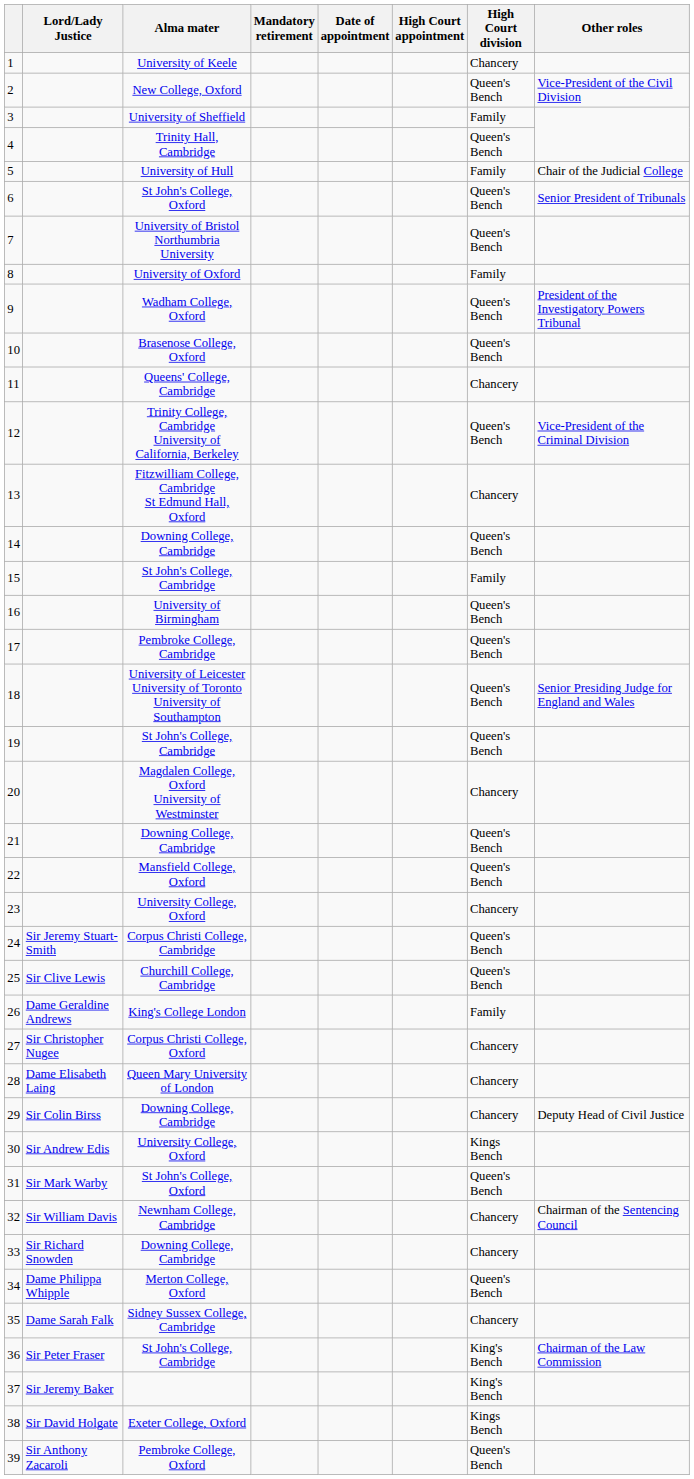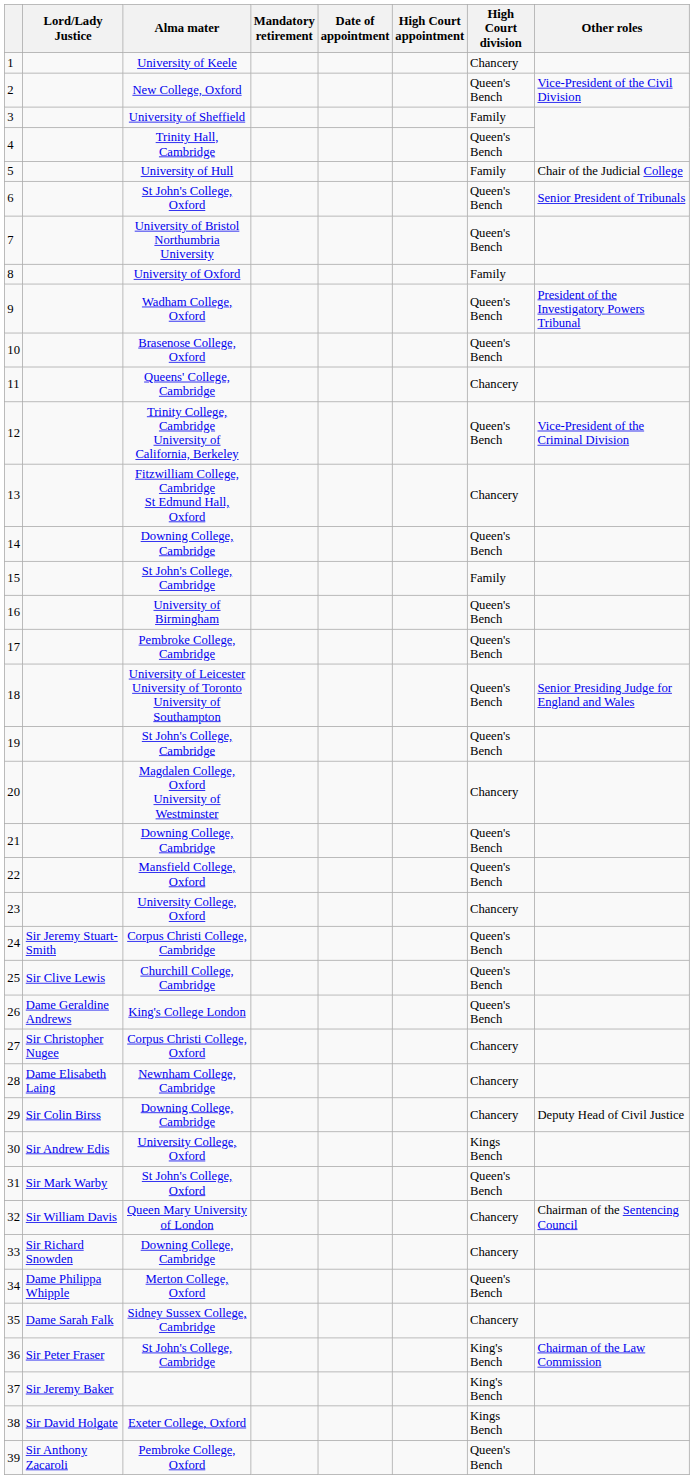(488, 1012) Family -> (490, 1012) Queen's Bench
(187, 1080) Queen Mary University of London -> (187, 1080) Newnham College, Cambridge
(187, 1217) Newnham College, Cambridge -> (187, 1217) Queen Mary University of London
